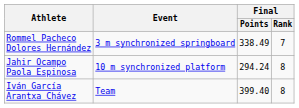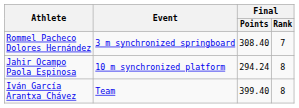(254, 43) 338.49 -> (254, 43) 308.40
